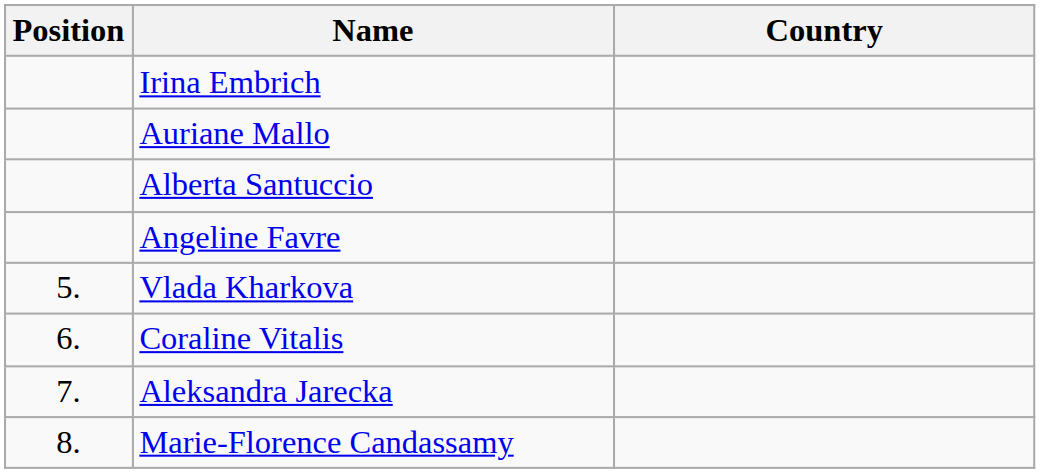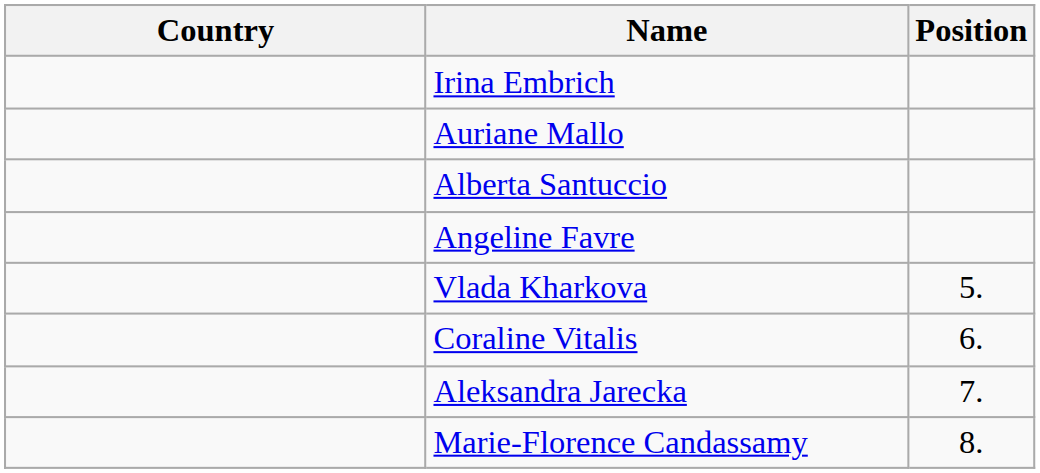columns swapped: (68, 30) <-> (824, 30)
